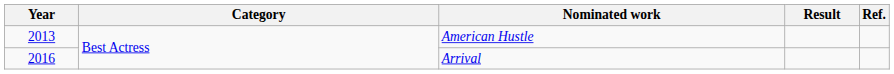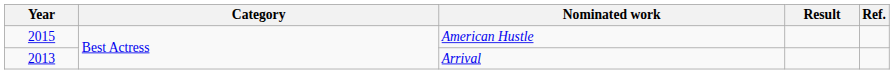(42, 36) 2013 -> (42, 36) 2015
(42, 58) 2016 -> (42, 58) 2013
